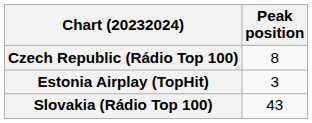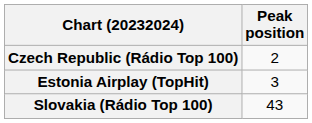(275, 57) 8 -> (275, 57) 2
